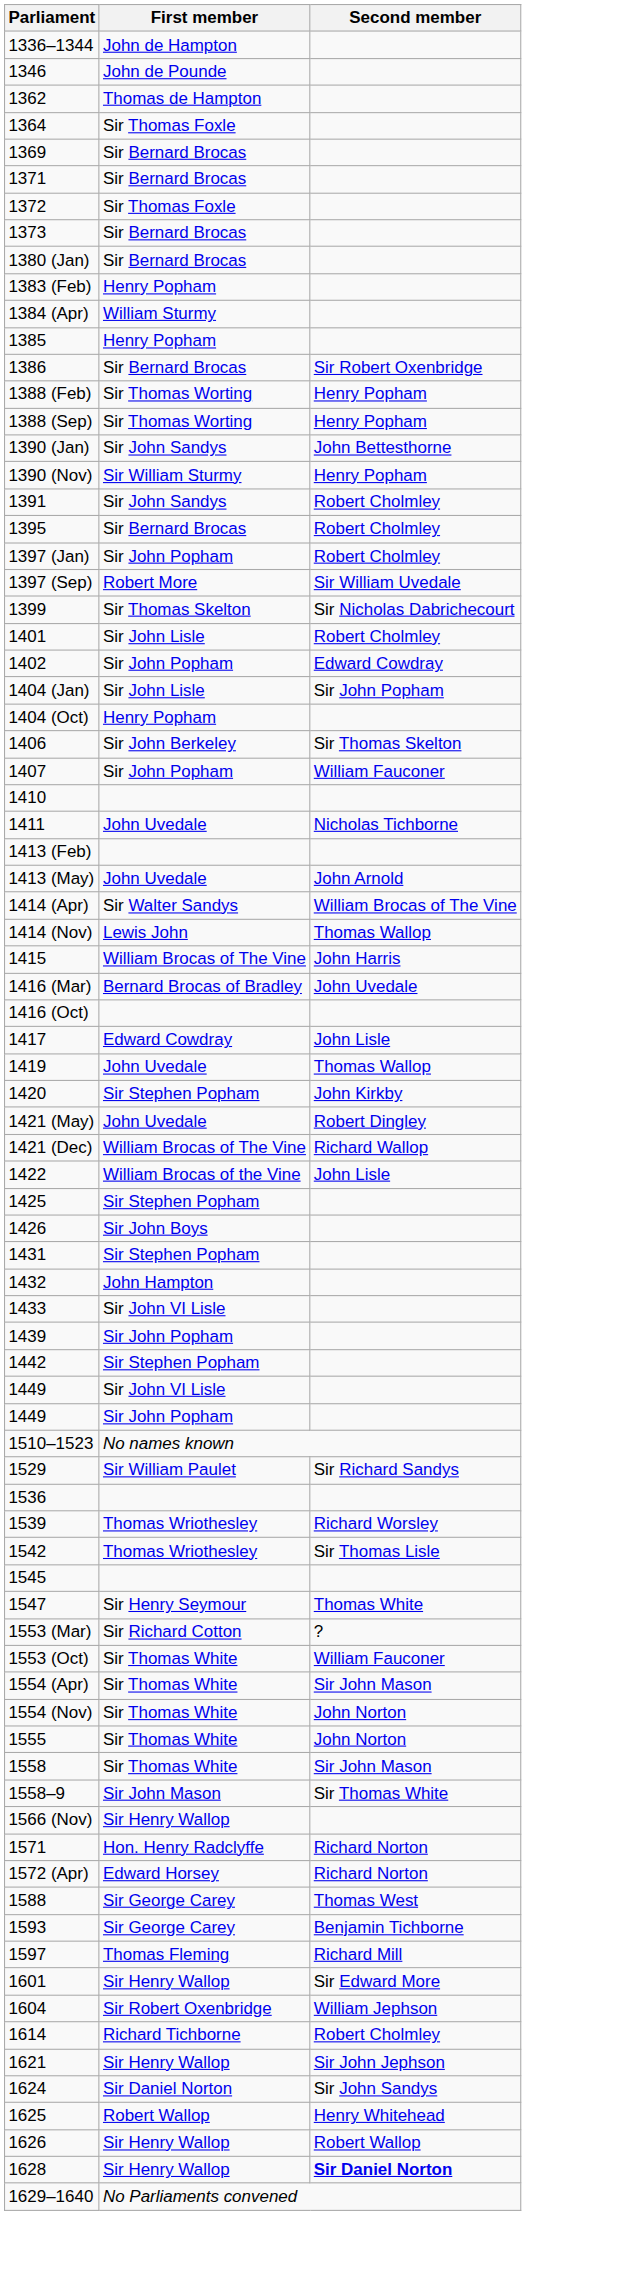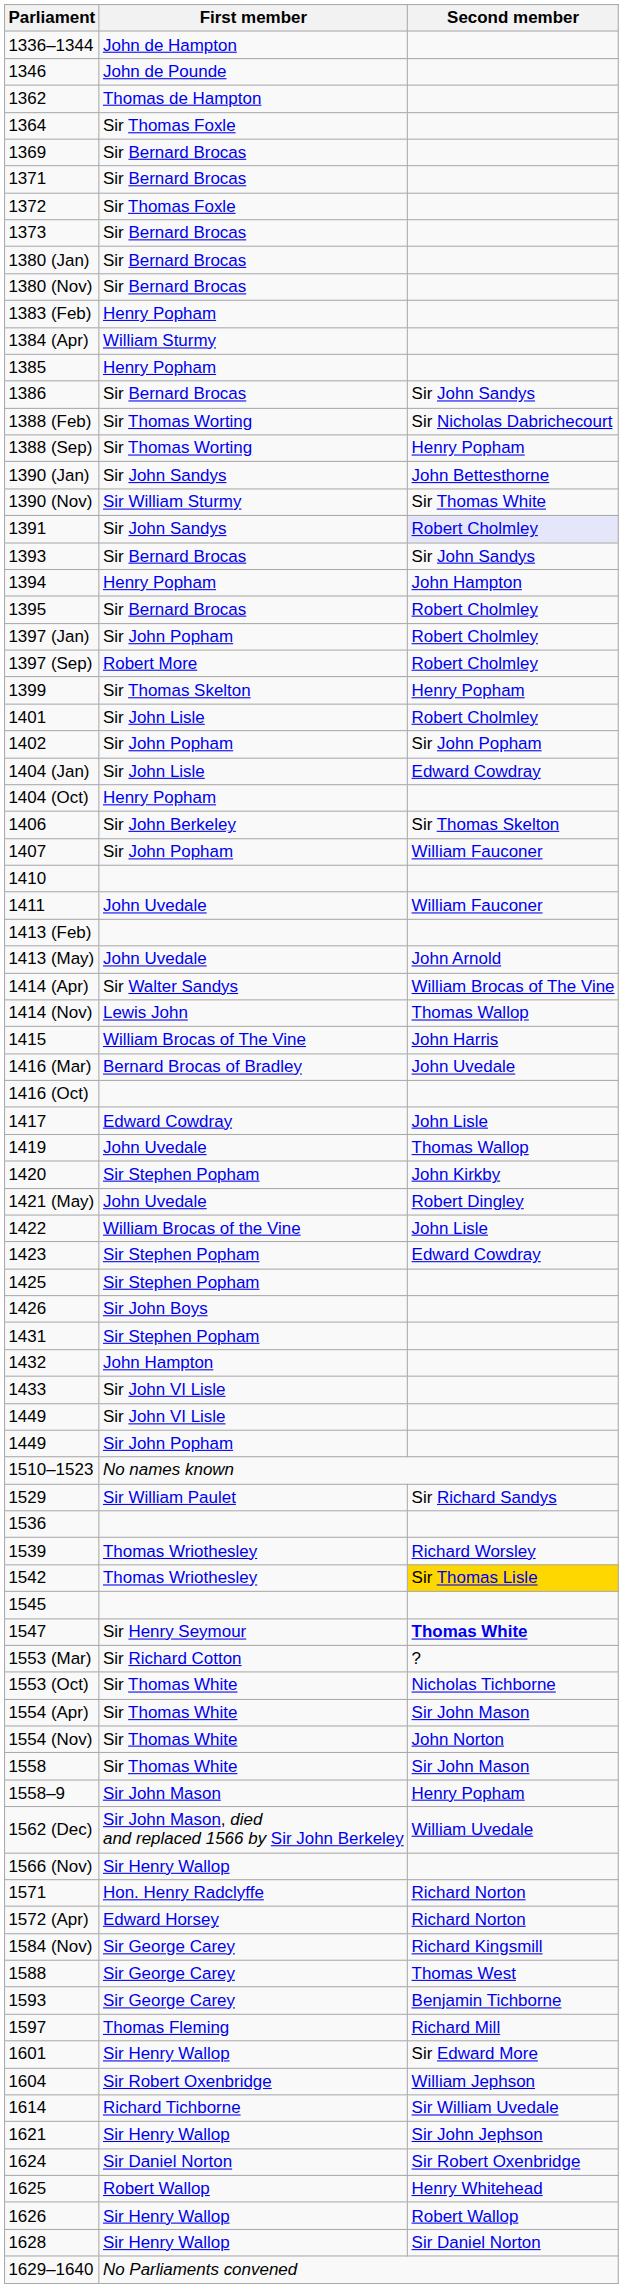+ row: (50, 286)
(398, 367) Sir Robert Oxenbridge -> (473, 394) Sir John Sandys
(370, 394) Henry Popham -> (512, 421) Sir Nicholas Dabrichecourt
(370, 475) Henry Popham -> (479, 502) Sir Thomas White
(377, 502) no background -> (475, 529) lavender background
+ row: (27, 555)
+ row: (27, 582)
(387, 582) Sir William Uvedale -> (475, 663) Robert Cholmley
(414, 609) Sir Nicholas Dabrichecourt -> (468, 690) Henry Popham
(378, 663) Edward Cowdray -> (477, 744) Sir John Popham
(379, 690) Sir John Popham -> (476, 771) Edward Cowdray
(386, 824) Nicholas Tichborne -> (477, 905) William Fauconer
- row: (50, 1147)
+ row: (27, 1255)
- row: (27, 1335)
- row: (27, 1362)
(377, 1551) no background -> (475, 1578) gold background
(368, 1604) normal -> (470, 1631) bold
(379, 1658) William Fauconer -> (484, 1685) Nicholas Tichborne
- row: (27, 1739)
(381, 1793) Sir Thomas White -> (468, 1793) Henry Popham
+ row: (50, 1829)
+ row: (50, 1946)
(377, 2035) Robert Cholmley -> (485, 2108) Sir William Uvedale
(376, 2089) Sir John Sandys -> (496, 2161) Sir Robert Oxenbridge
(383, 2169) bold -> (476, 2242) normal
